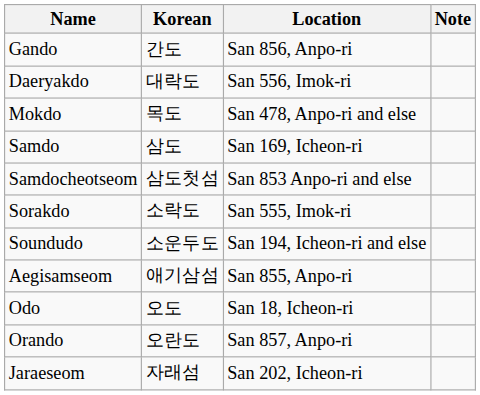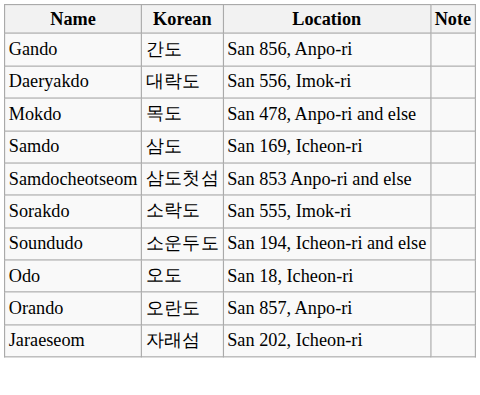- row: (60, 276)
